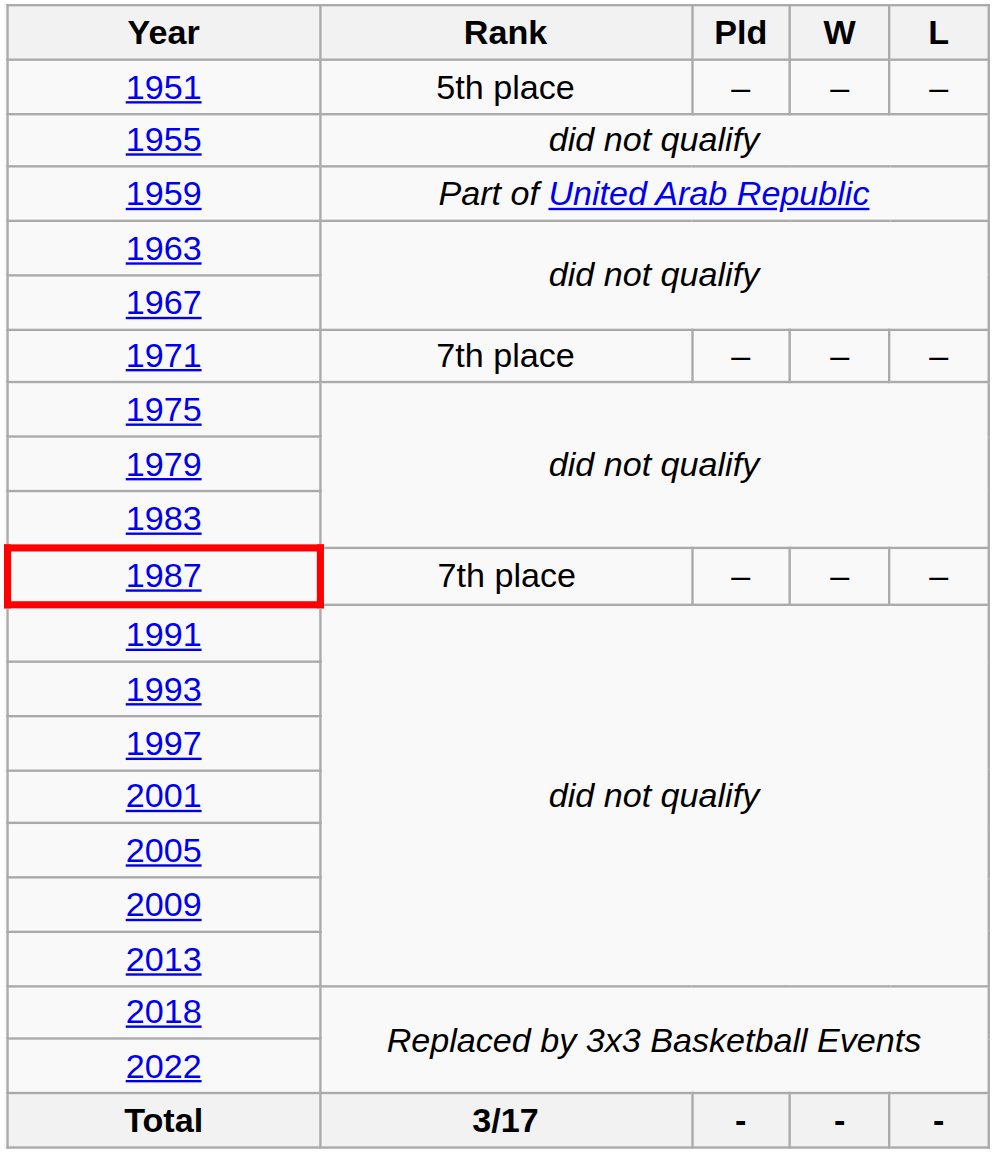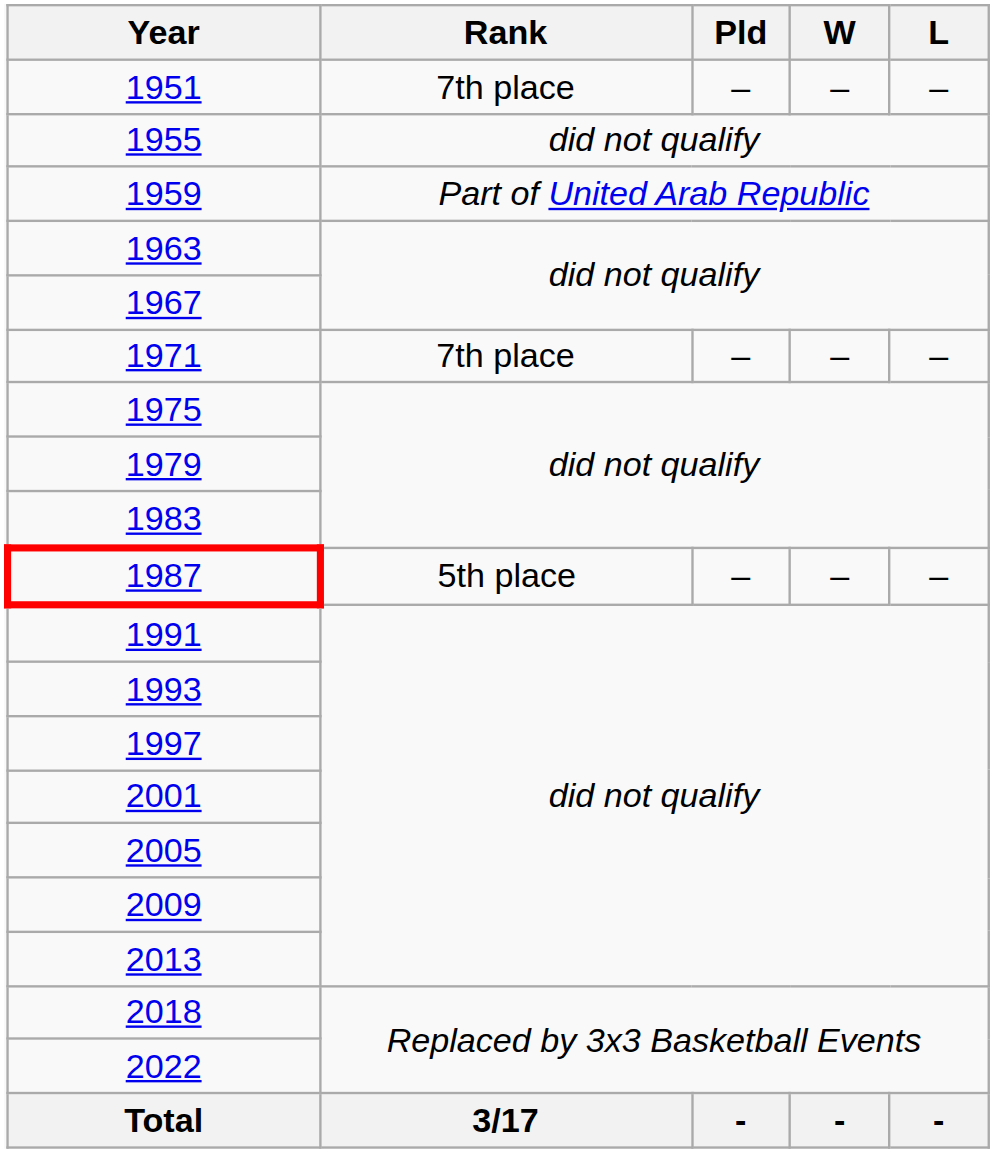(506, 86) 5th place -> (506, 86) 7th place
(507, 576) 7th place -> (507, 576) 5th place
